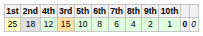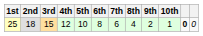columns swapped: (66, 11) <-> (48, 11)
